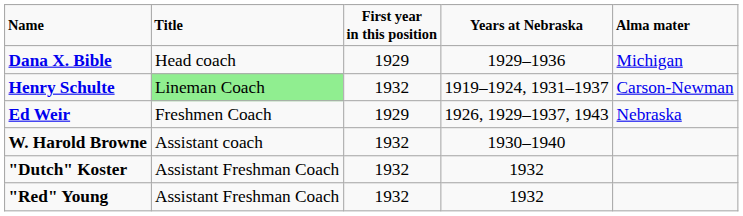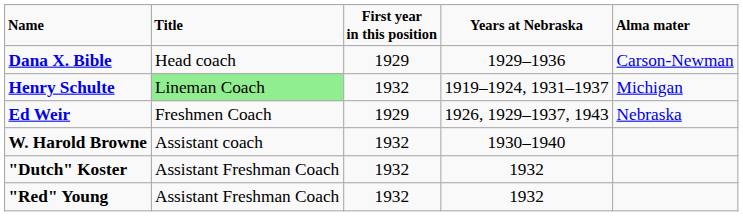(650, 59) Michigan -> (675, 59) Carson-Newman
(675, 86) Carson-Newman -> (650, 86) Michigan
